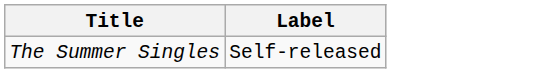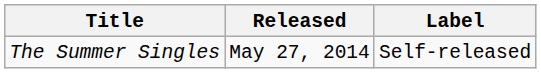+ column: (300, 21)
